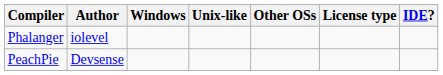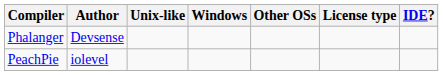columns swapped: (158, 15) <-> (220, 15)
(89, 37) iolevel -> (97, 37) Devsense
(97, 59) Devsense -> (89, 59) iolevel
